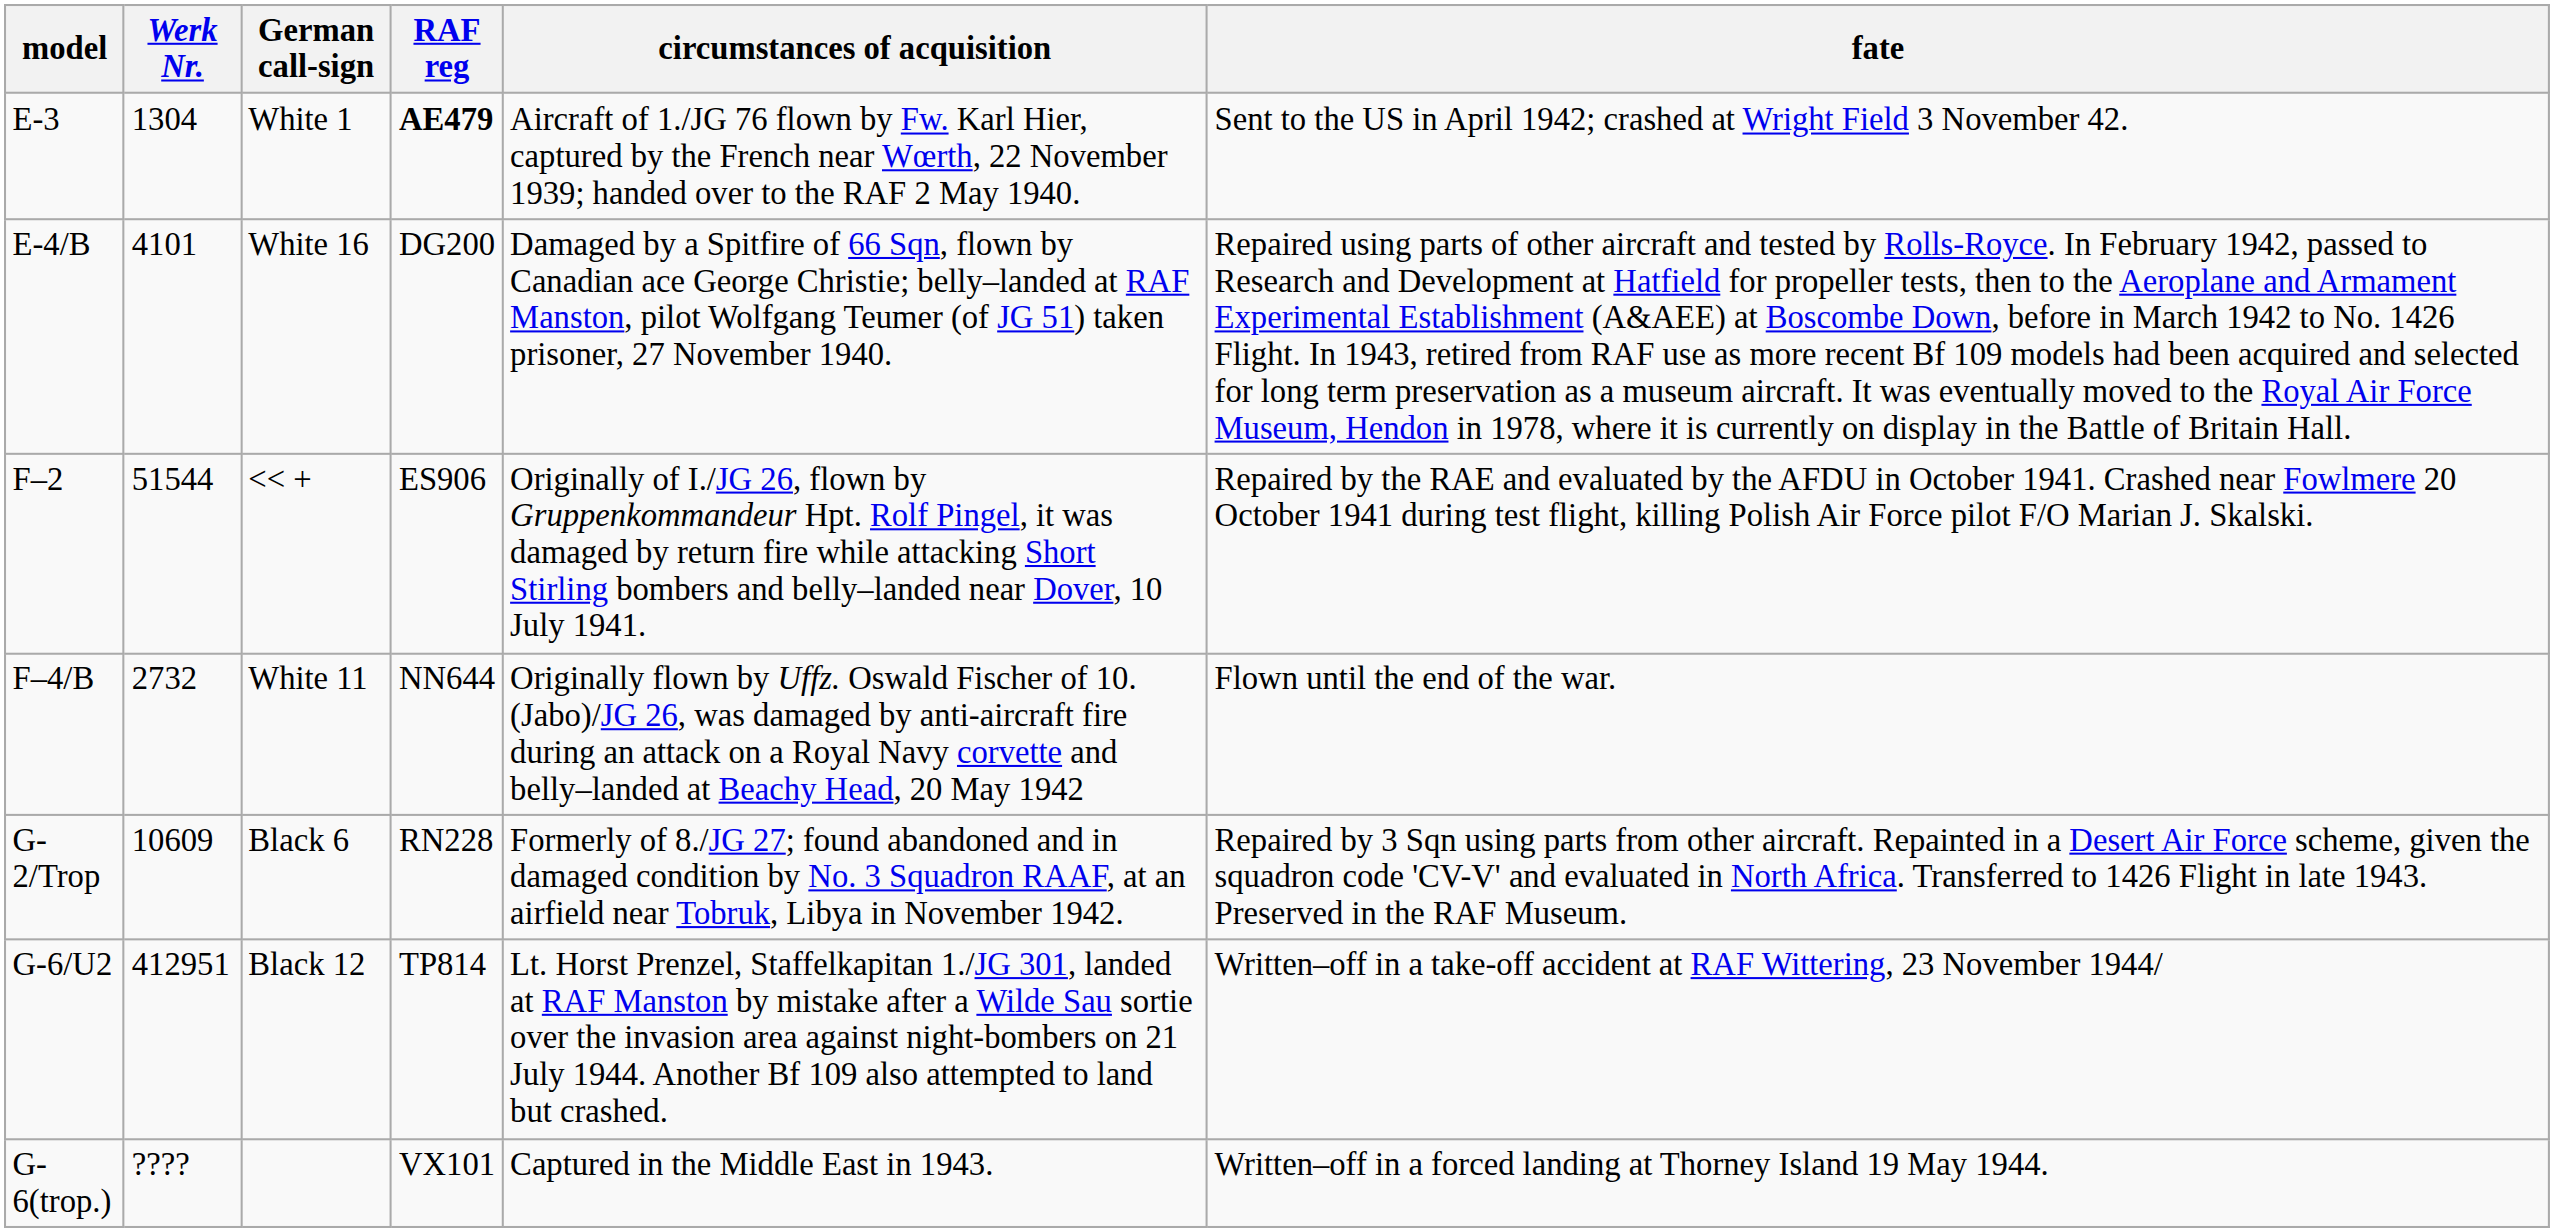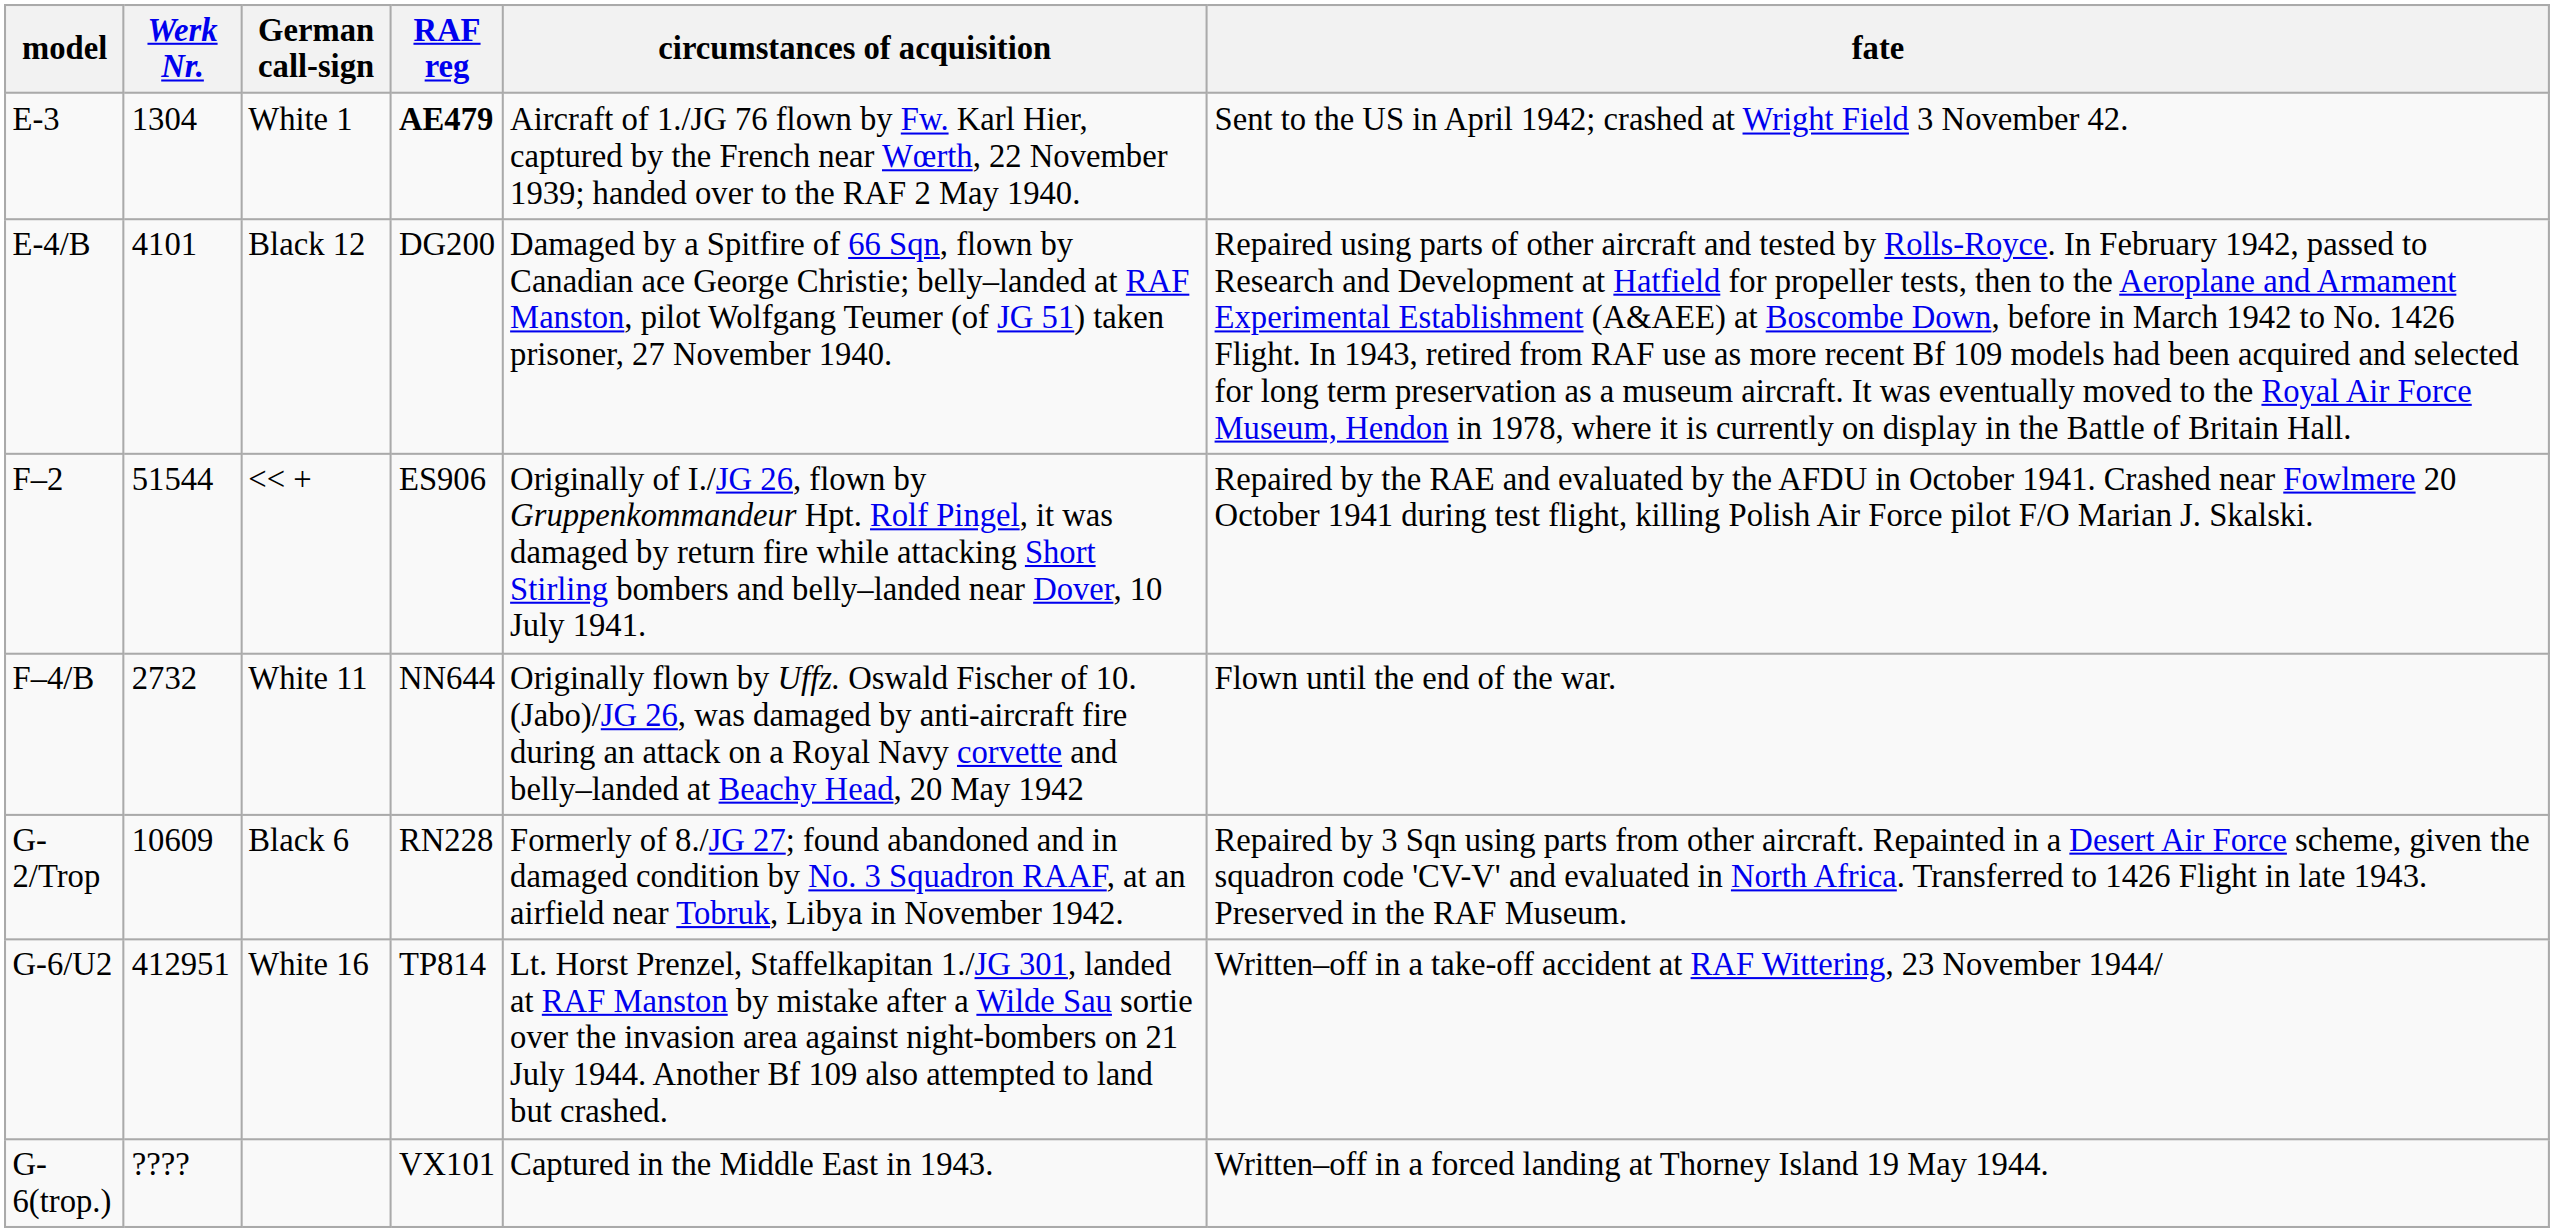(309, 244) White 16 -> (307, 244) Black 12
(307, 965) Black 12 -> (309, 965) White 16
